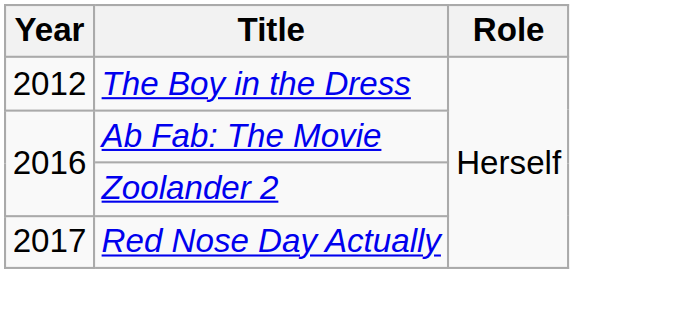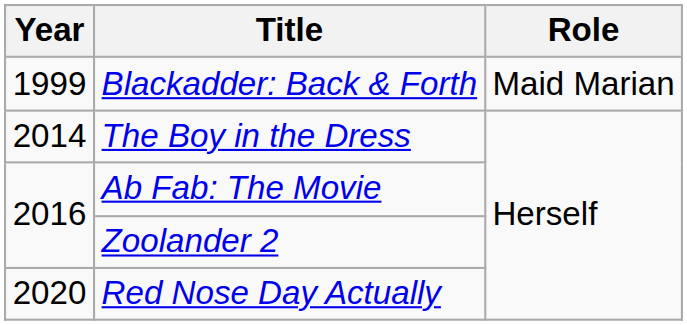+ row: (289, 83)
(50, 83) 2012 -> (50, 135) 2014
(50, 240) 2017 -> (50, 293) 2020
